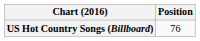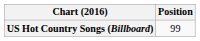(175, 28) 76 -> (175, 28) 99
